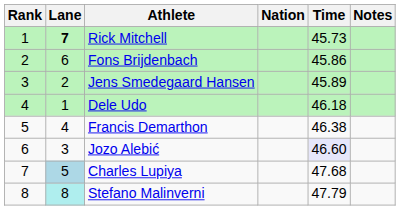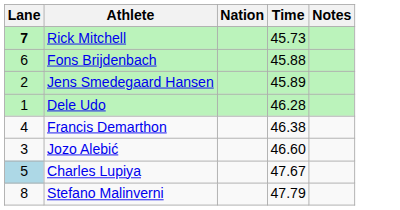- column: (25, 15)
(329, 60) 45.86 -> (288, 60) 45.88
(329, 104) 46.18 -> (288, 104) 46.28
(329, 149) lavender background -> (288, 149) no background
(329, 171) 47.68 -> (288, 171) 47.67
(65, 194) paleturquoise background -> (24, 194) no background
